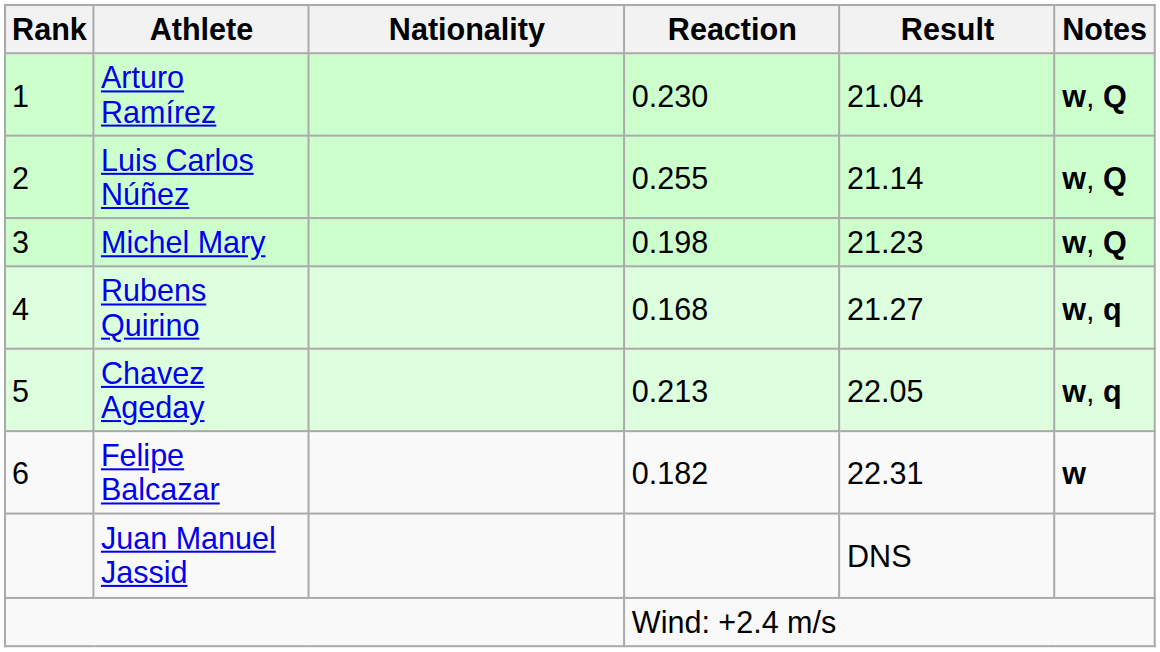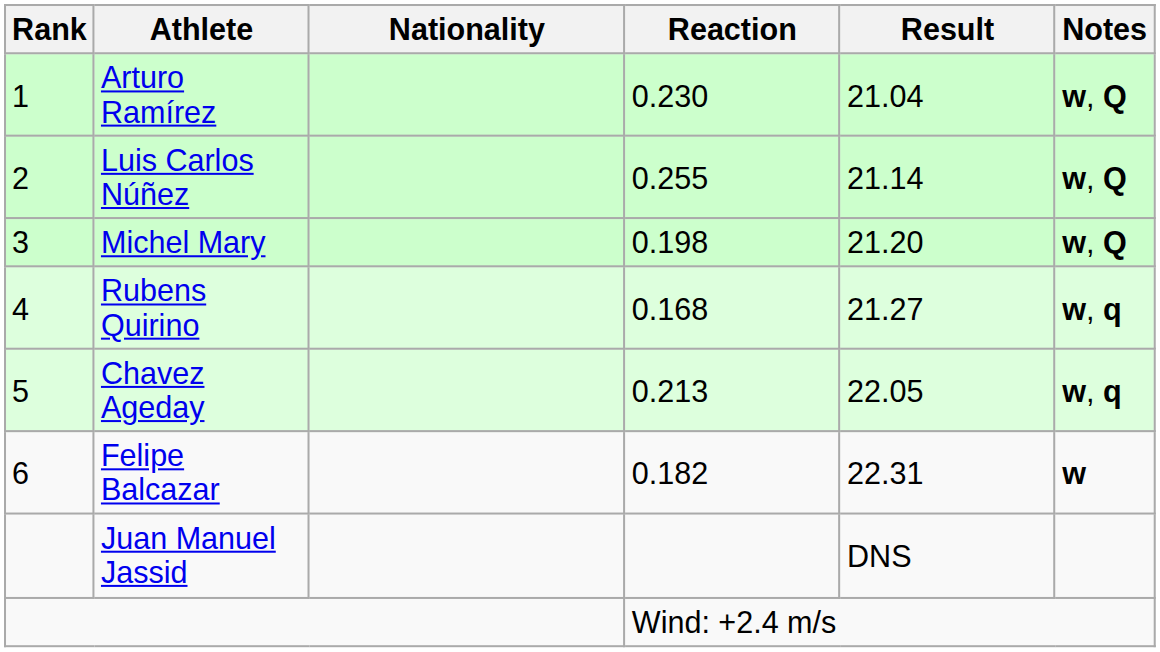(885, 243) 21.23 -> (885, 243) 21.20
